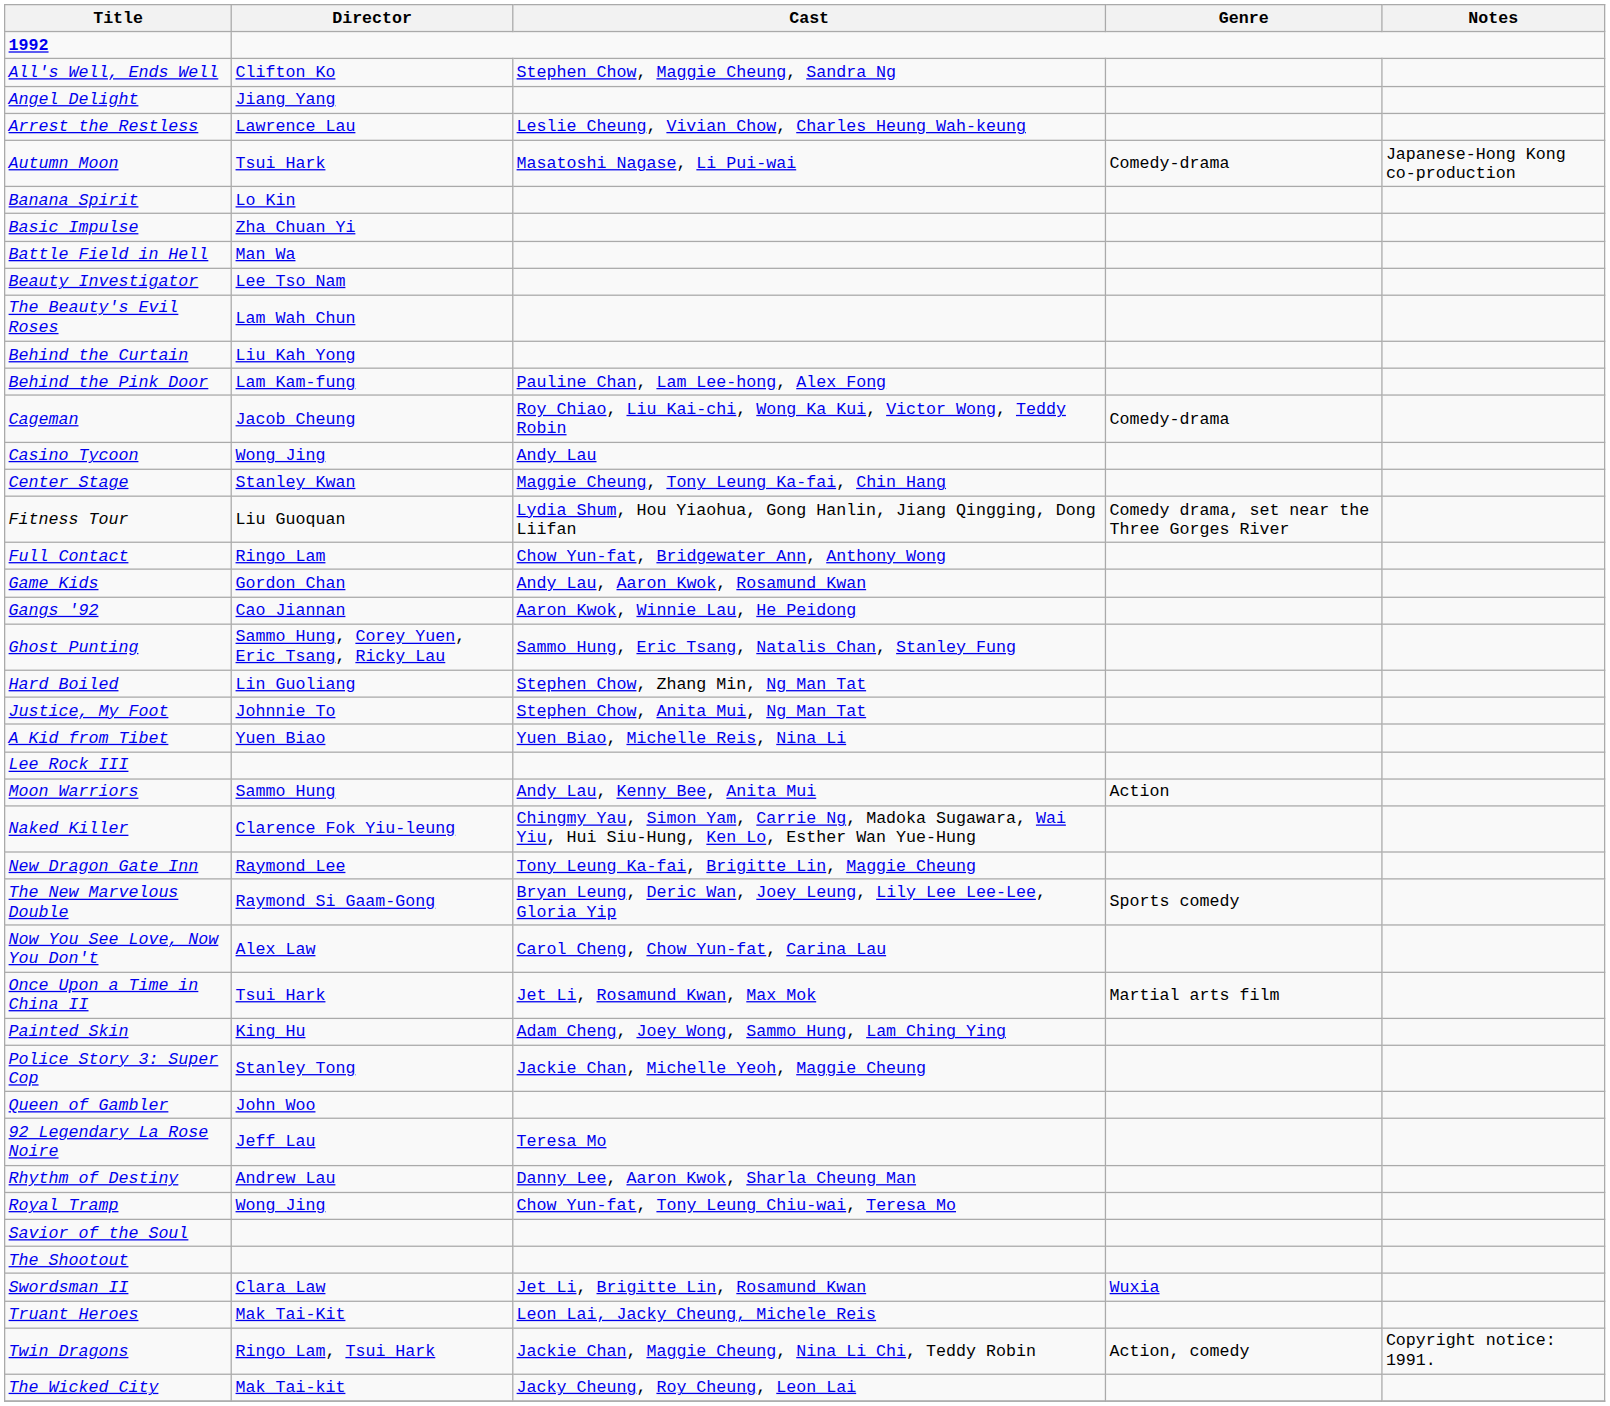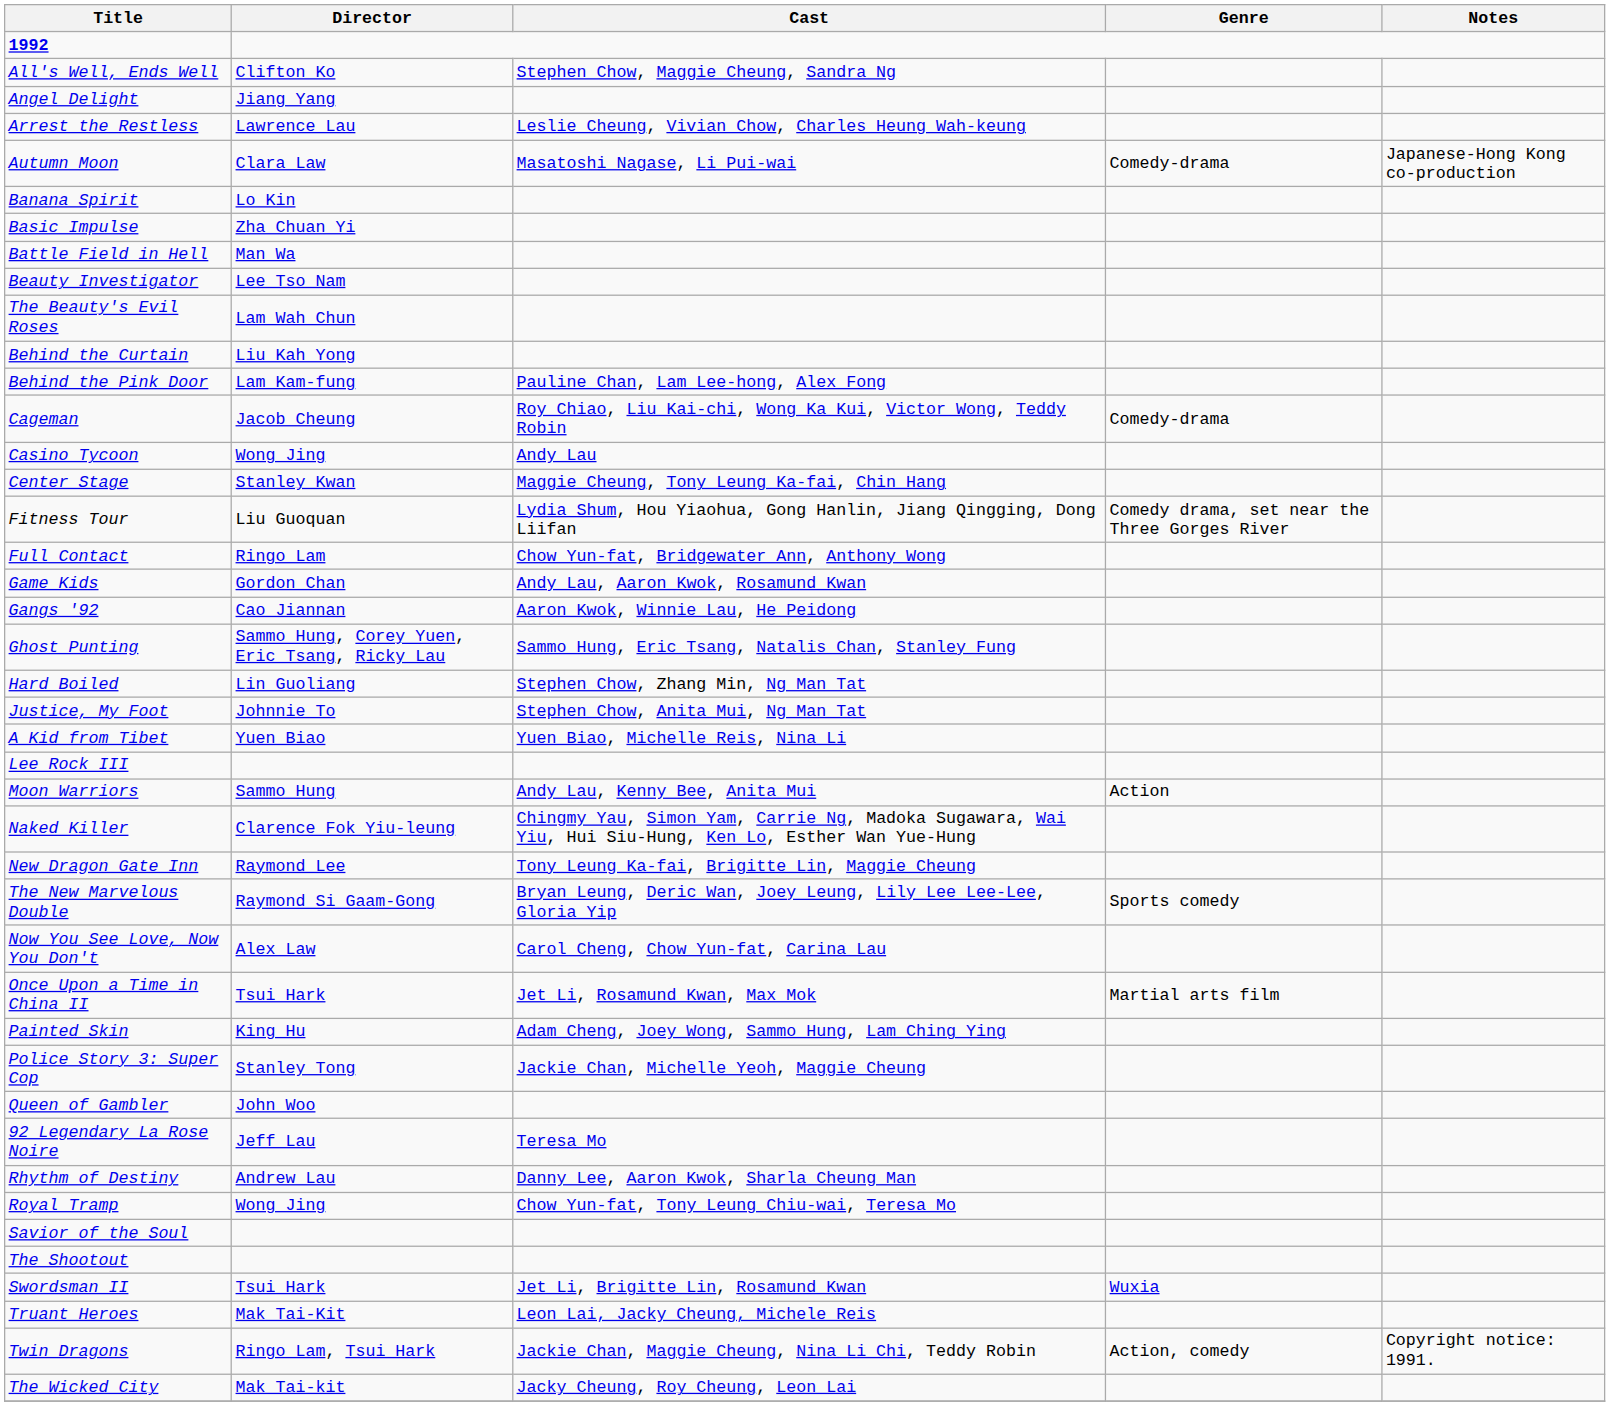(280, 163) Tsui Hark -> (280, 163) Clara Law
(280, 1287) Clara Law -> (280, 1287) Tsui Hark
